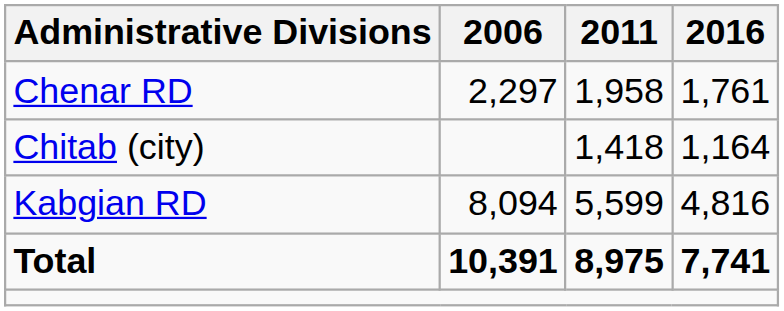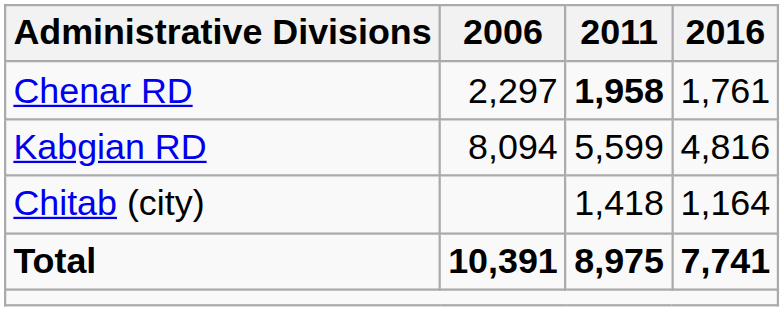(619, 89) normal -> (619, 89) bold
rows swapped: (110, 203) <-> (109, 146)
